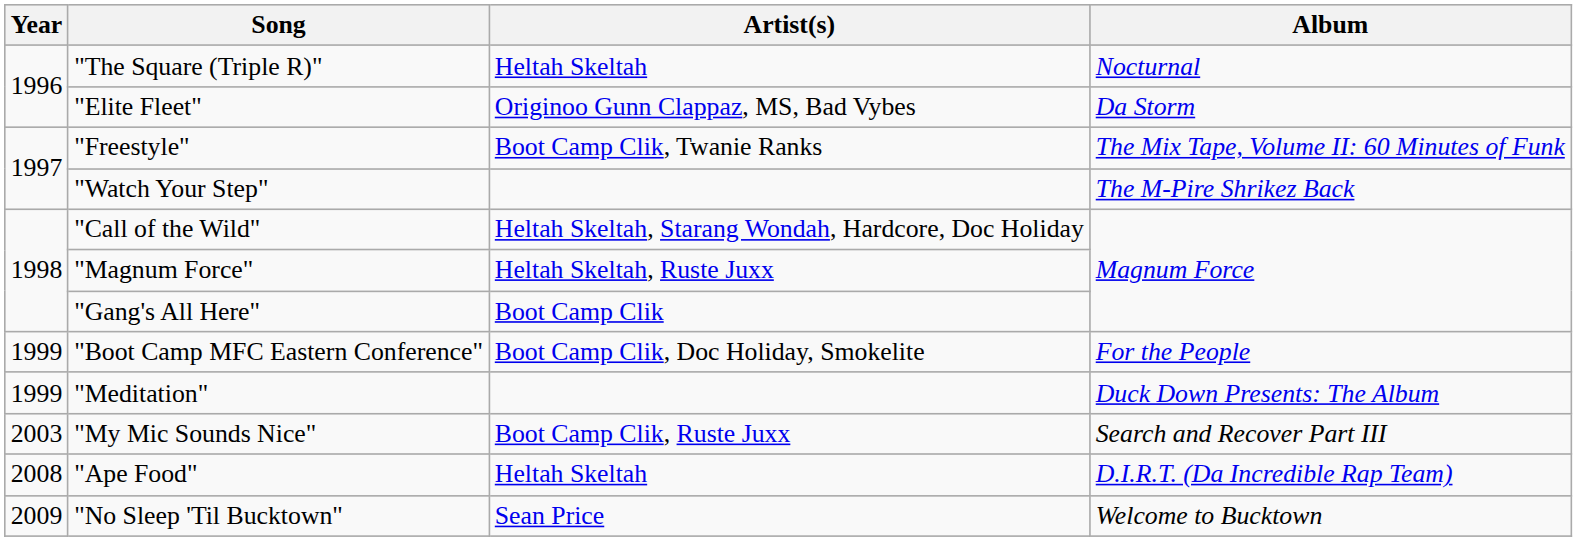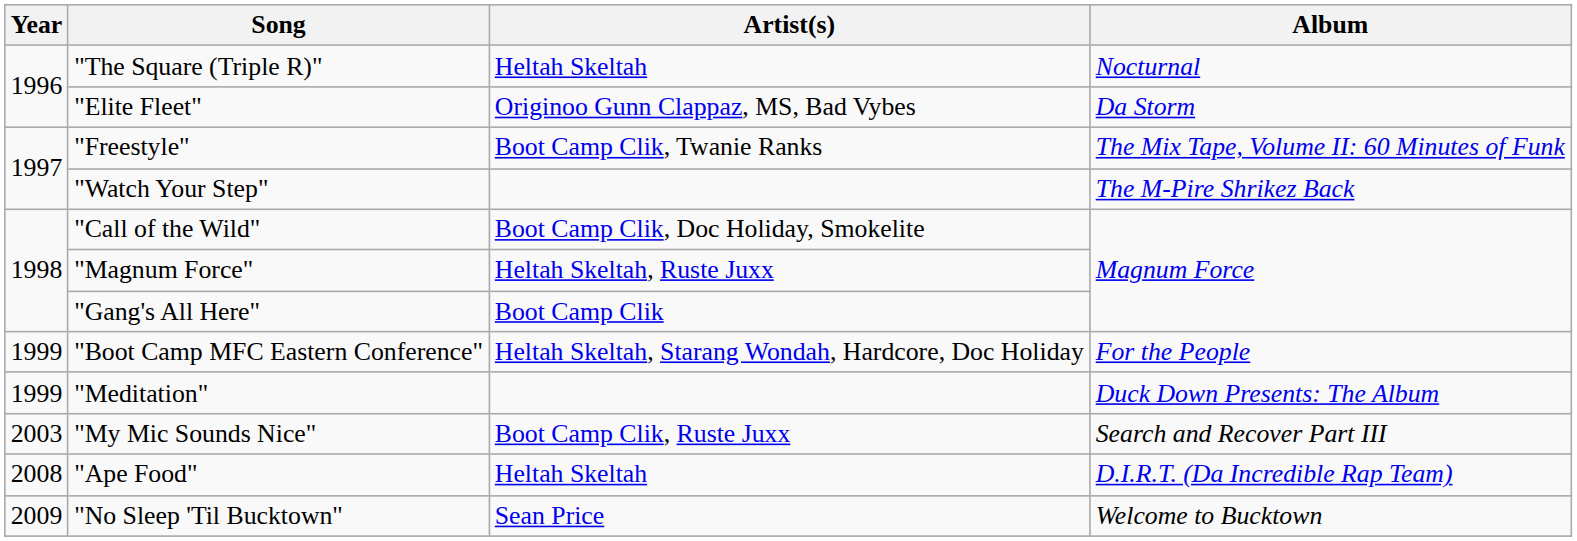(789, 229) Heltah Skeltah, Starang Wondah, Hardcore, Doc Holiday -> (710, 229) Boot Camp Clik, Doc Holiday, Smokelite
(710, 351) Boot Camp Clik, Doc Holiday, Smokelite -> (789, 351) Heltah Skeltah, Starang Wondah, Hardcore, Doc Holiday
